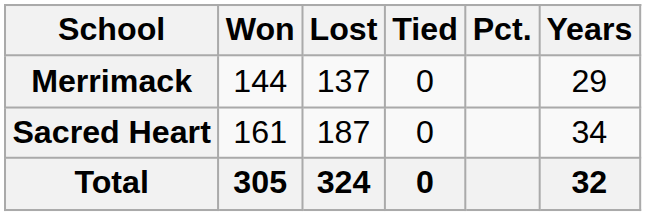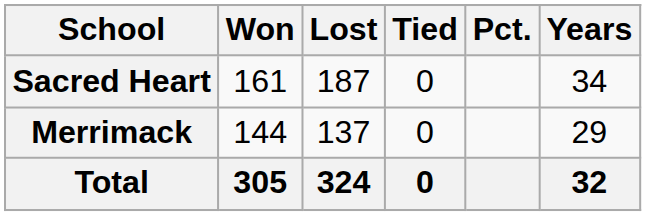rows swapped: (112, 81) <-> (112, 132)
